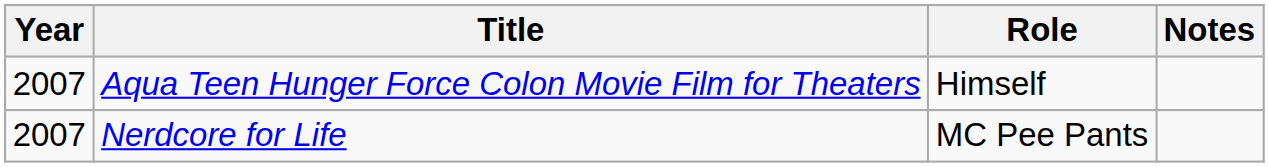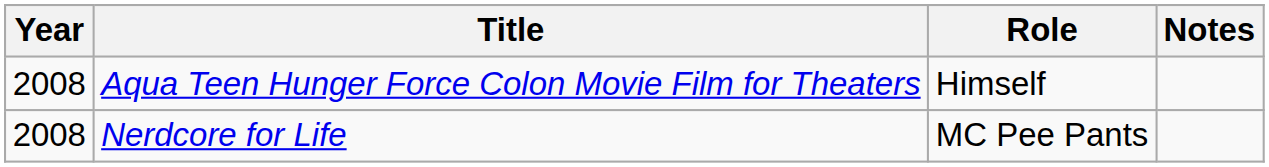(49, 82) 2007 -> (49, 82) 2008
(49, 135) 2007 -> (49, 135) 2008
